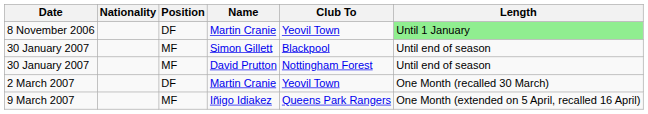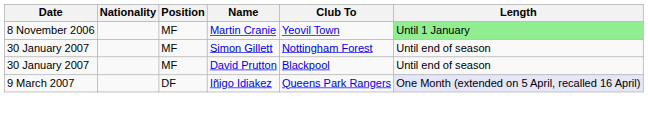(169, 30) DF -> (169, 30) MF
(306, 48) Blackpool -> (327, 48) Nottingham Forest
(327, 65) Nottingham Forest -> (306, 65) Blackpool
- row: (41, 83)
(169, 100) MF -> (169, 83) DF
(518, 100) no background -> (518, 83) lavender background
